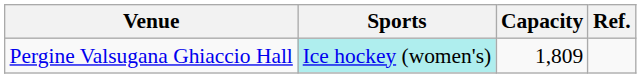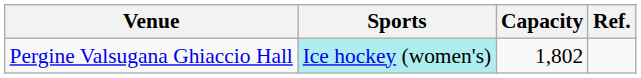(559, 55) 1,809 -> (559, 55) 1,802
